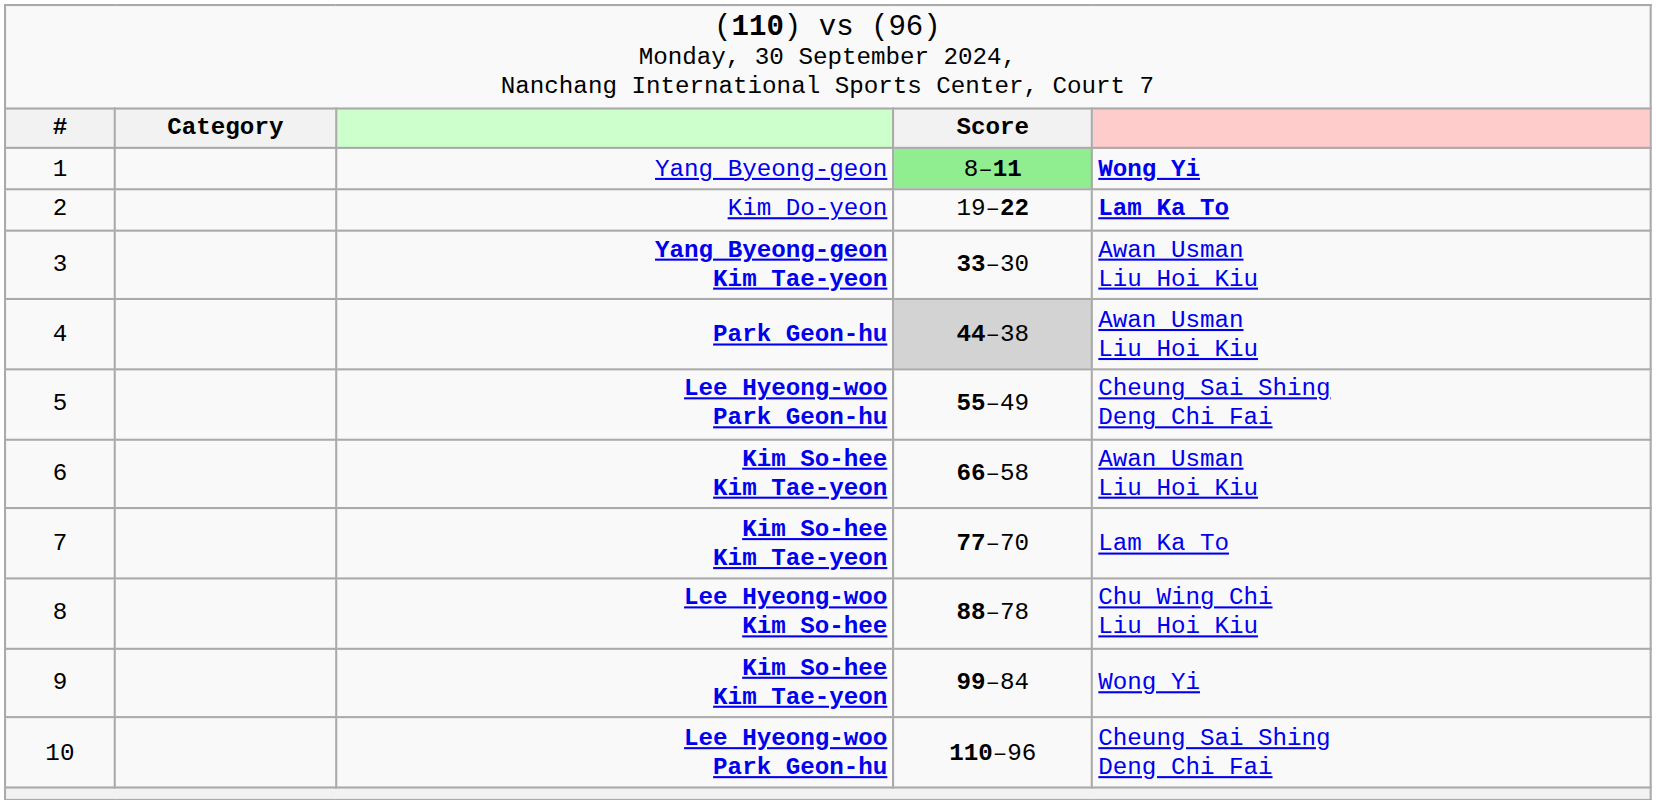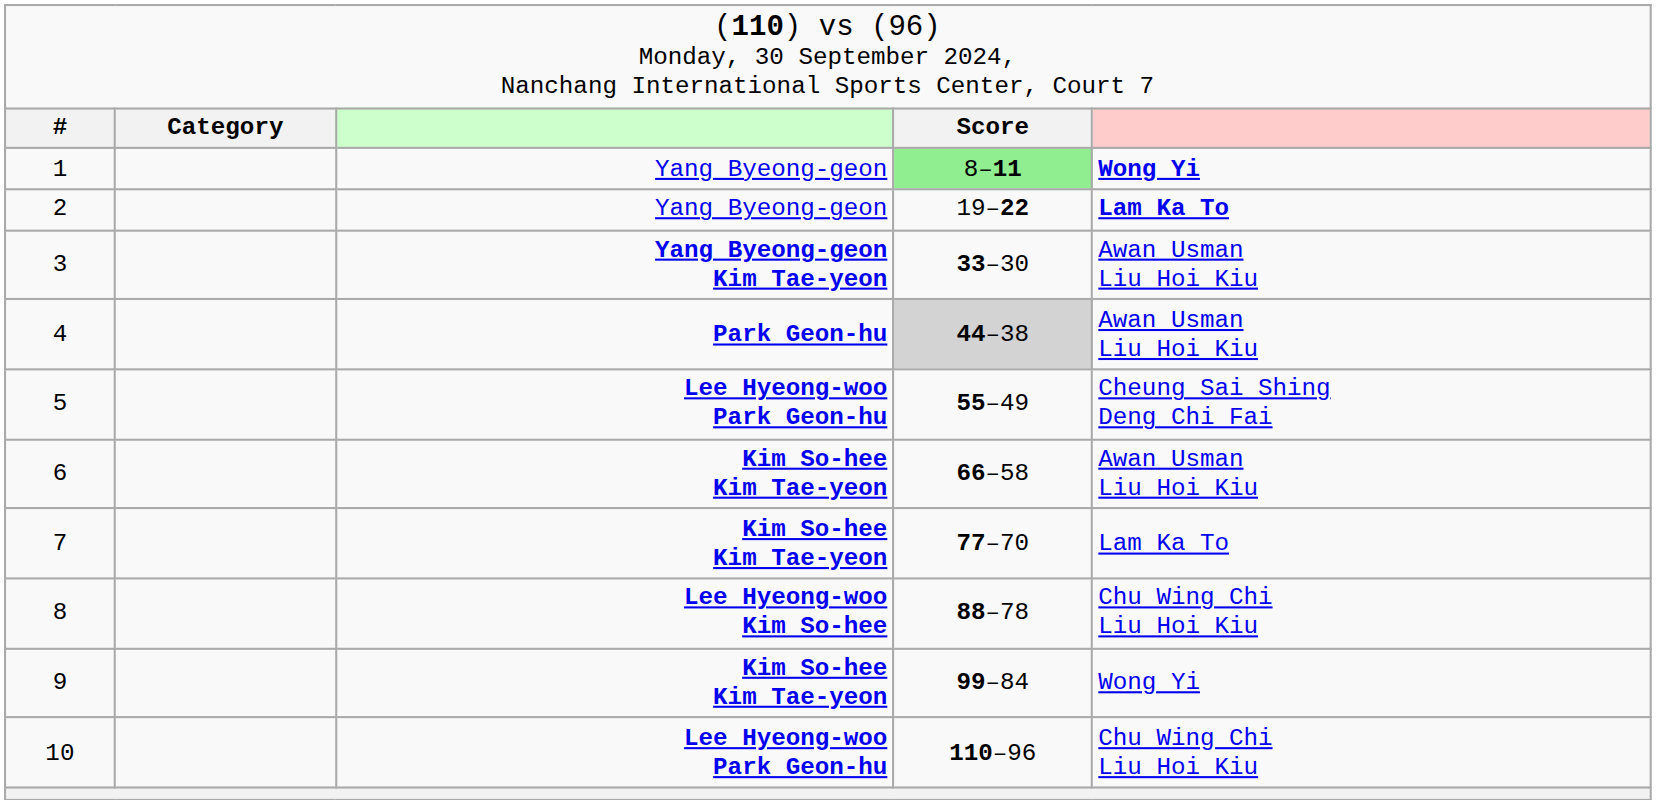(807, 209) Kim Do-yeon -> (771, 209) Yang Byeong-geon
(1214, 752) Cheung Sai Shing Deng Chi Fai -> (1185, 752) Chu Wing Chi Liu Hoi Kiu
